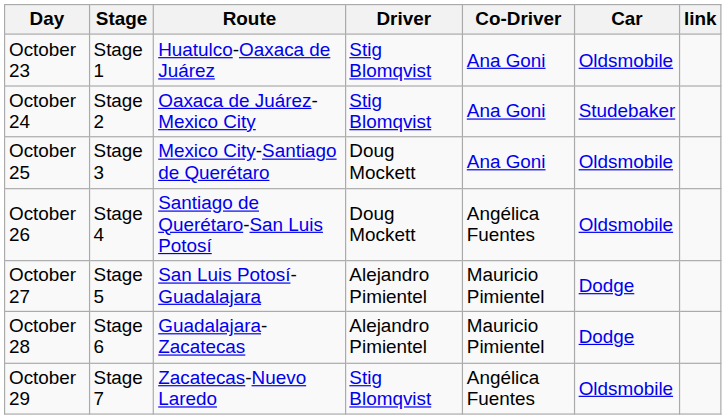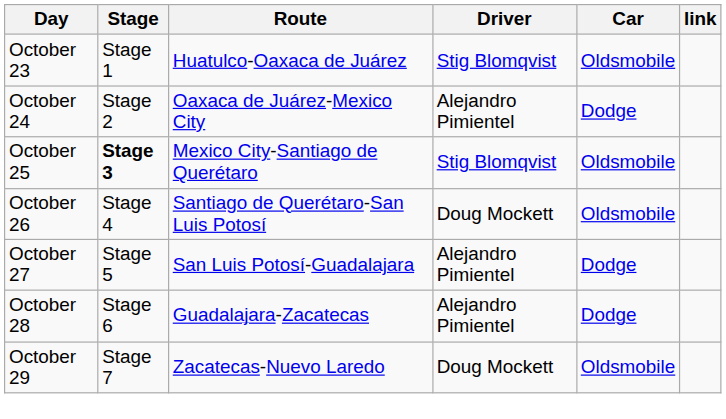- column: (518, 19)
(390, 111) Stig Blomqvist -> (477, 111) Alejandro Pimientel
(627, 111) Studebaker -> (609, 111) Dodge
(118, 162) normal -> (128, 162) bold
(382, 162) Doug Mockett -> (497, 162) Stig Blomqvist
(390, 388) Stig Blomqvist -> (495, 367) Doug Mockett
